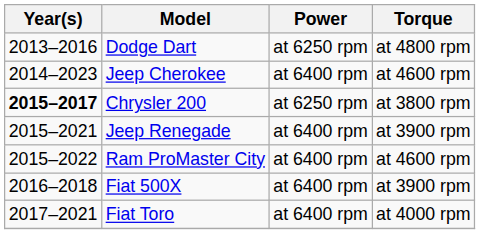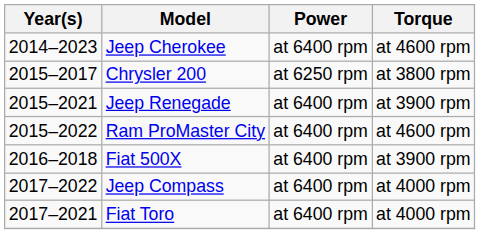- row: (151, 47)
(53, 103) bold -> (53, 75) normal
+ row: (165, 187)
